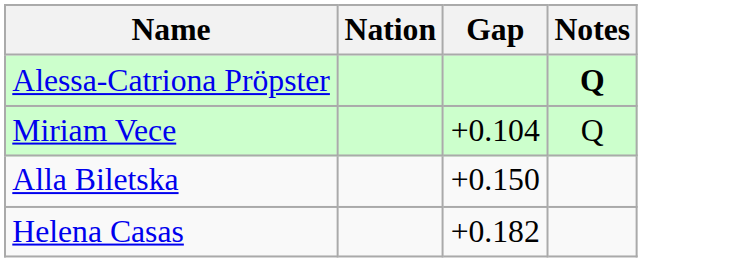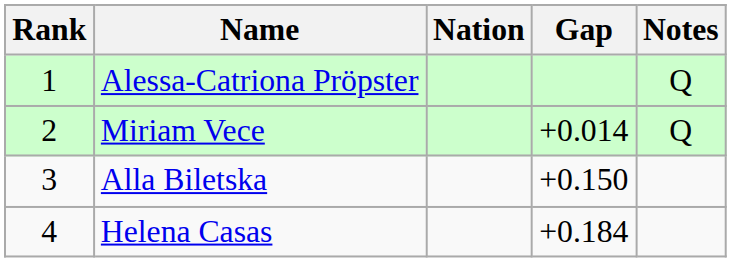+ column: (49, 29)
(592, 79) bold -> (681, 79) normal
(495, 130) +0.104 -> (584, 130) +0.014
(495, 230) +0.182 -> (584, 230) +0.184
